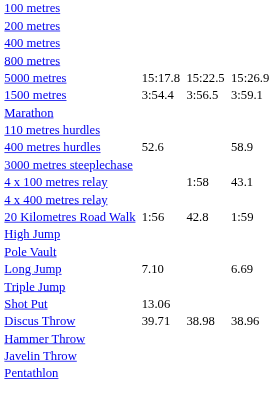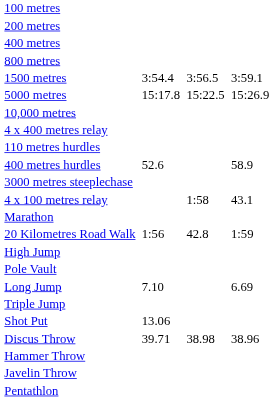rows swapped: (35, 95) <-> (35, 78)
+ row: (40, 112)
rows swapped: (29, 112) <-> (56, 199)
